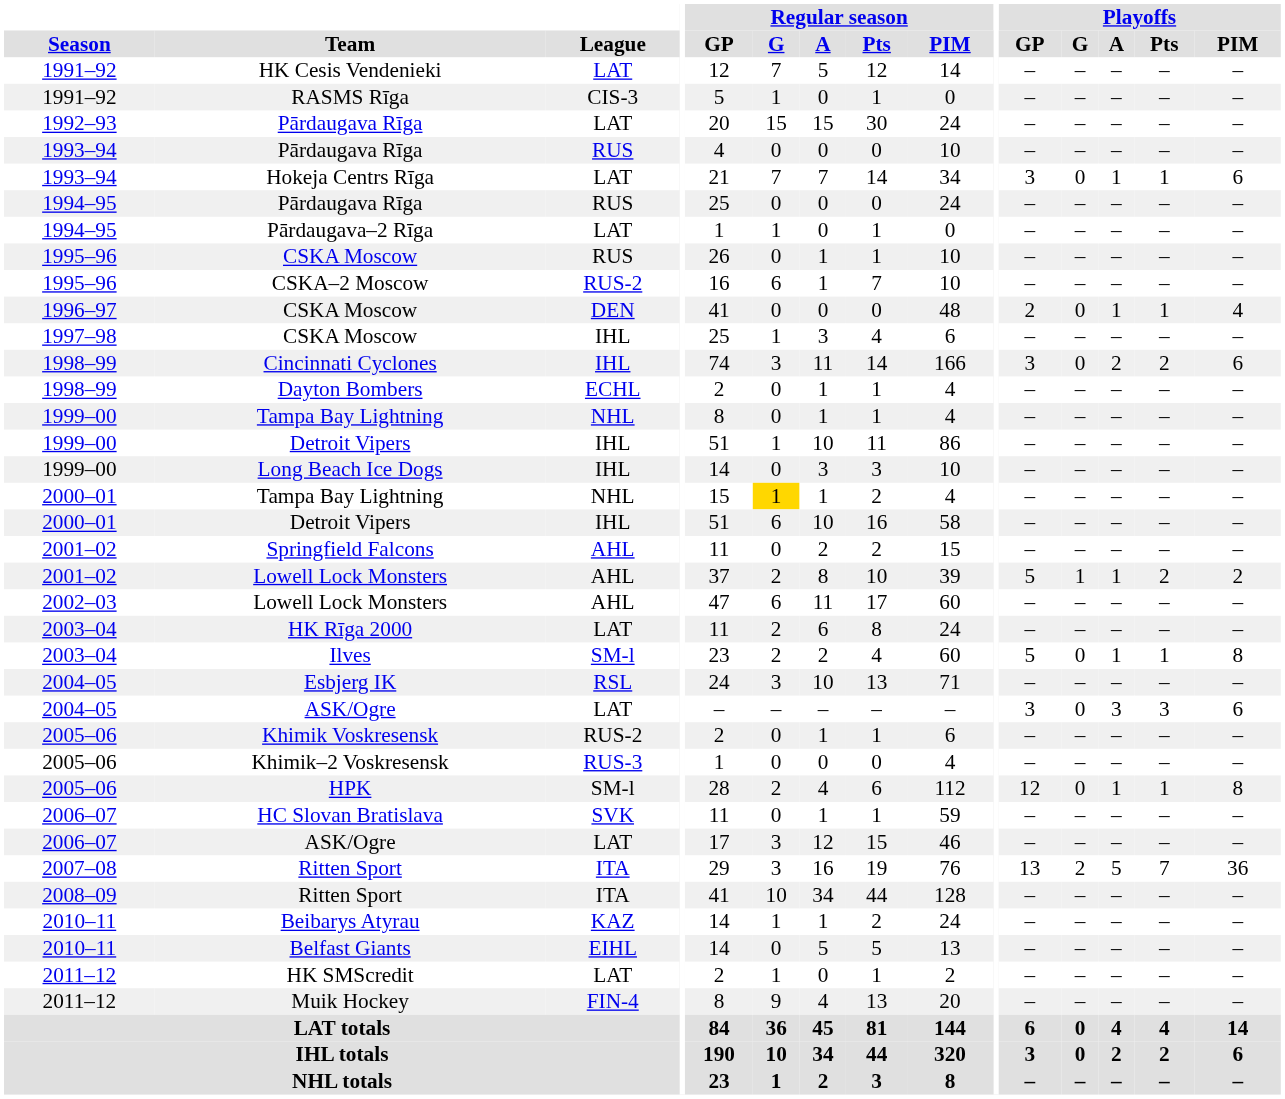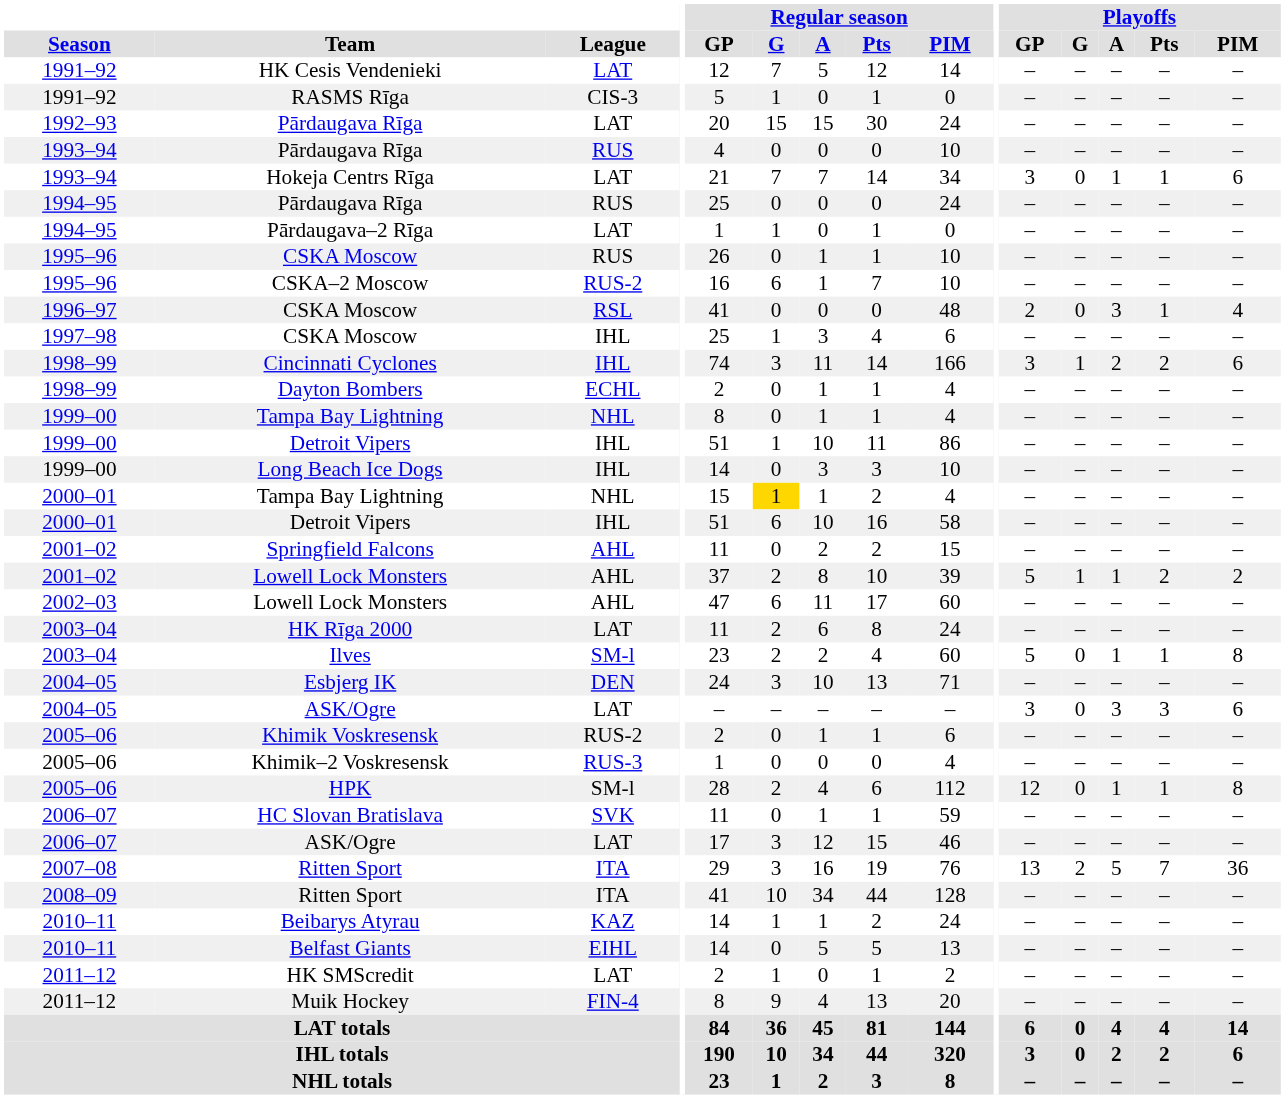(613, 309) DEN -> (613, 309) RSL
(1116, 309) 1 -> (1116, 309) 3
(1080, 362) 0 -> (1080, 362) 1
(613, 682) RSL -> (613, 682) DEN
